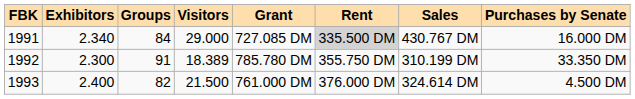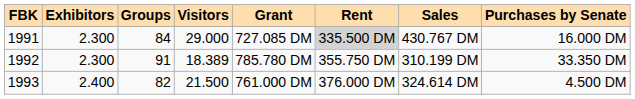(97, 37) 2.340 -> (97, 37) 2.300
